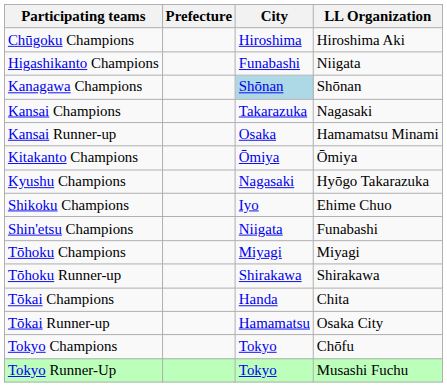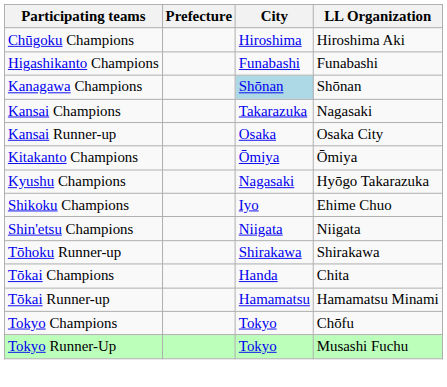(339, 63) Niigata -> (347, 63) Funabashi
(378, 134) Hamamatsu Minami -> (350, 134) Osaka City
(347, 228) Funabashi -> (339, 228) Niigata
- row: (67, 252)
(350, 323) Osaka City -> (378, 299) Hamamatsu Minami
